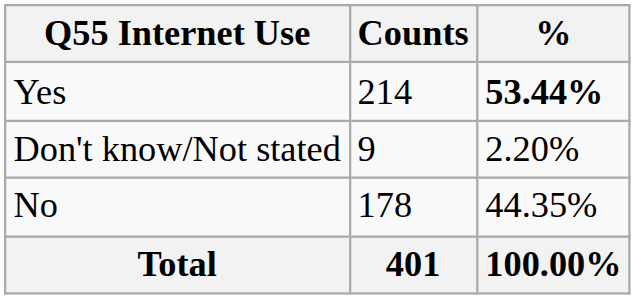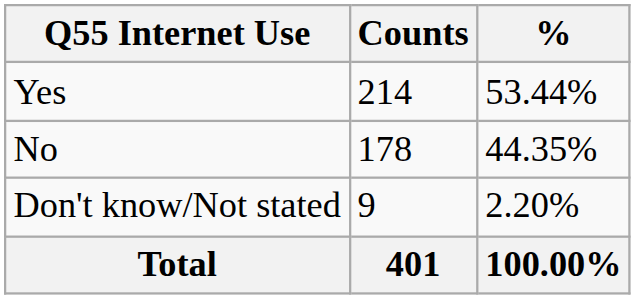(544, 90) bold -> (541, 90) normal
rows swapped: (36, 206) <-> (177, 148)
